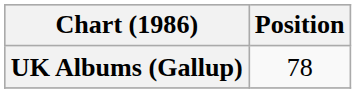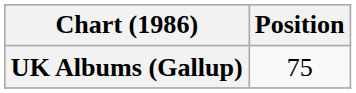(300, 66) 78 -> (300, 66) 75
